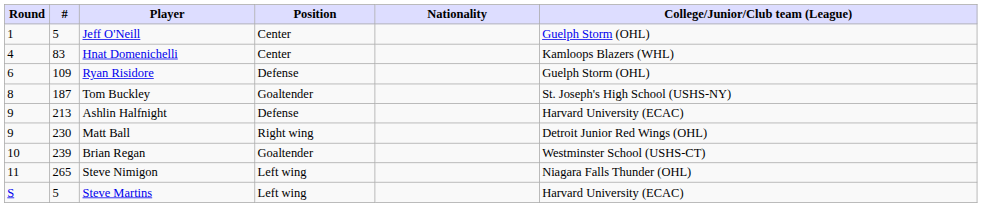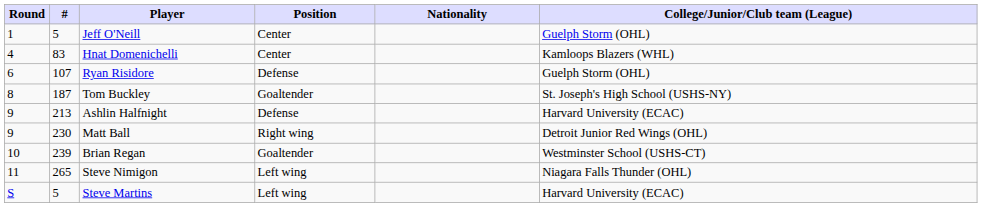(62, 73) 109 -> (62, 73) 107
